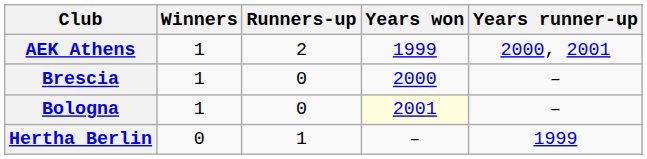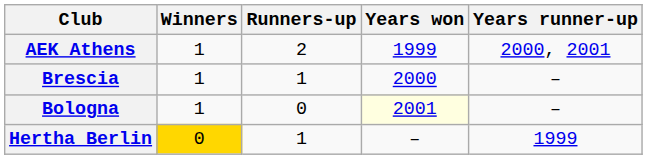(302, 79) 0 -> (302, 79) 1
(199, 139) no background -> (199, 139) gold background
